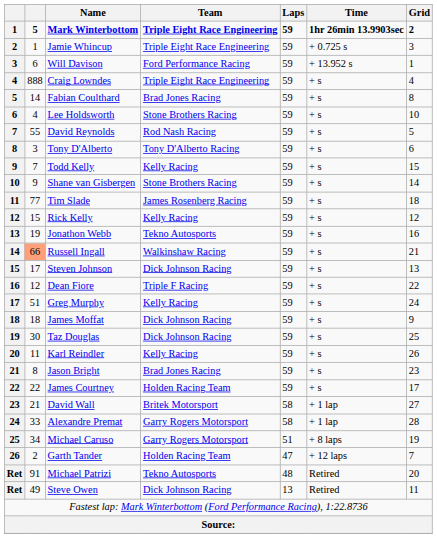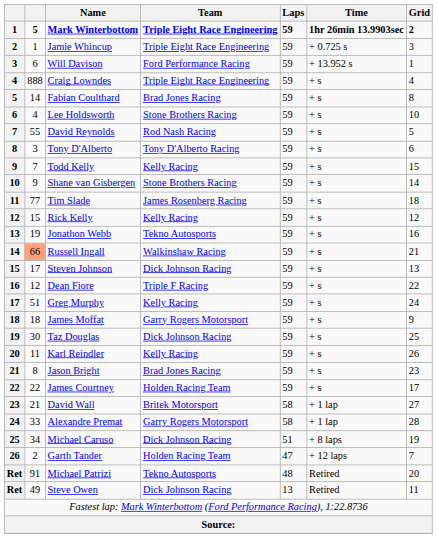(187, 319) Dick Johnson Racing -> (196, 319) Garry Rogers Motorsport
(196, 438) Garry Rogers Motorsport -> (187, 438) Dick Johnson Racing
